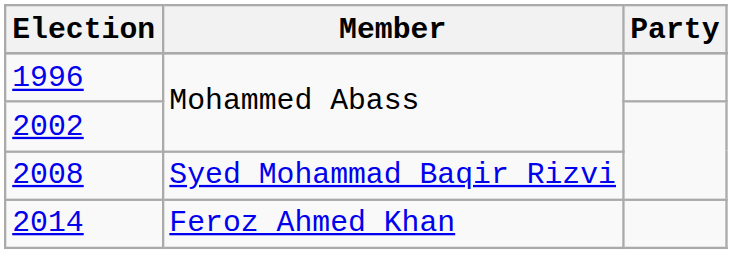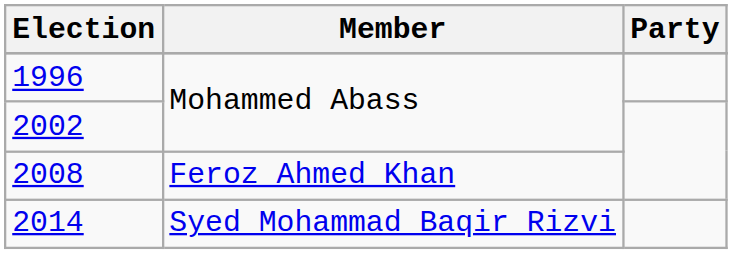(393, 175) Syed Mohammad Baqir Rizvi -> (312, 175) Feroz Ahmed Khan
(312, 223) Feroz Ahmed Khan -> (393, 223) Syed Mohammad Baqir Rizvi
